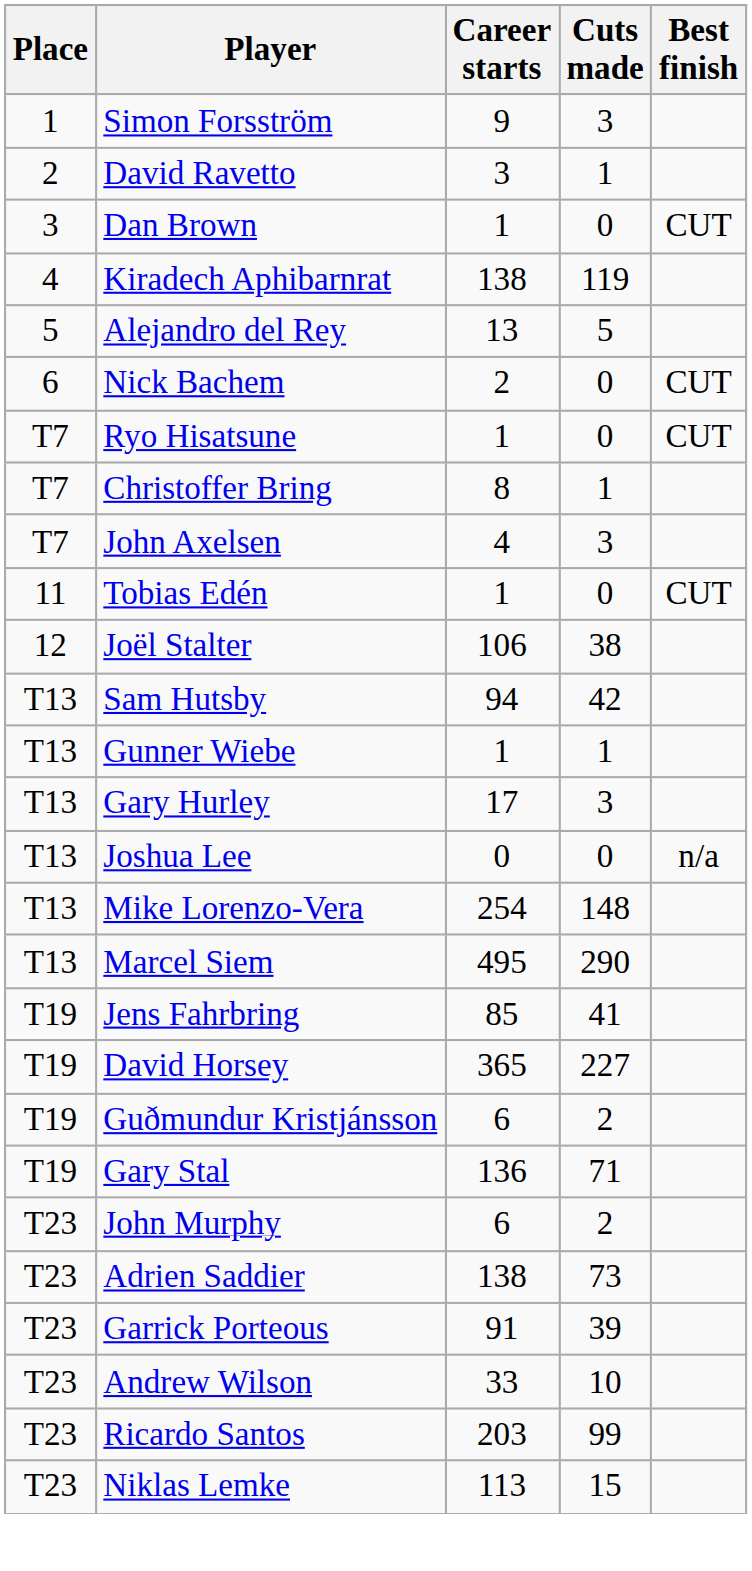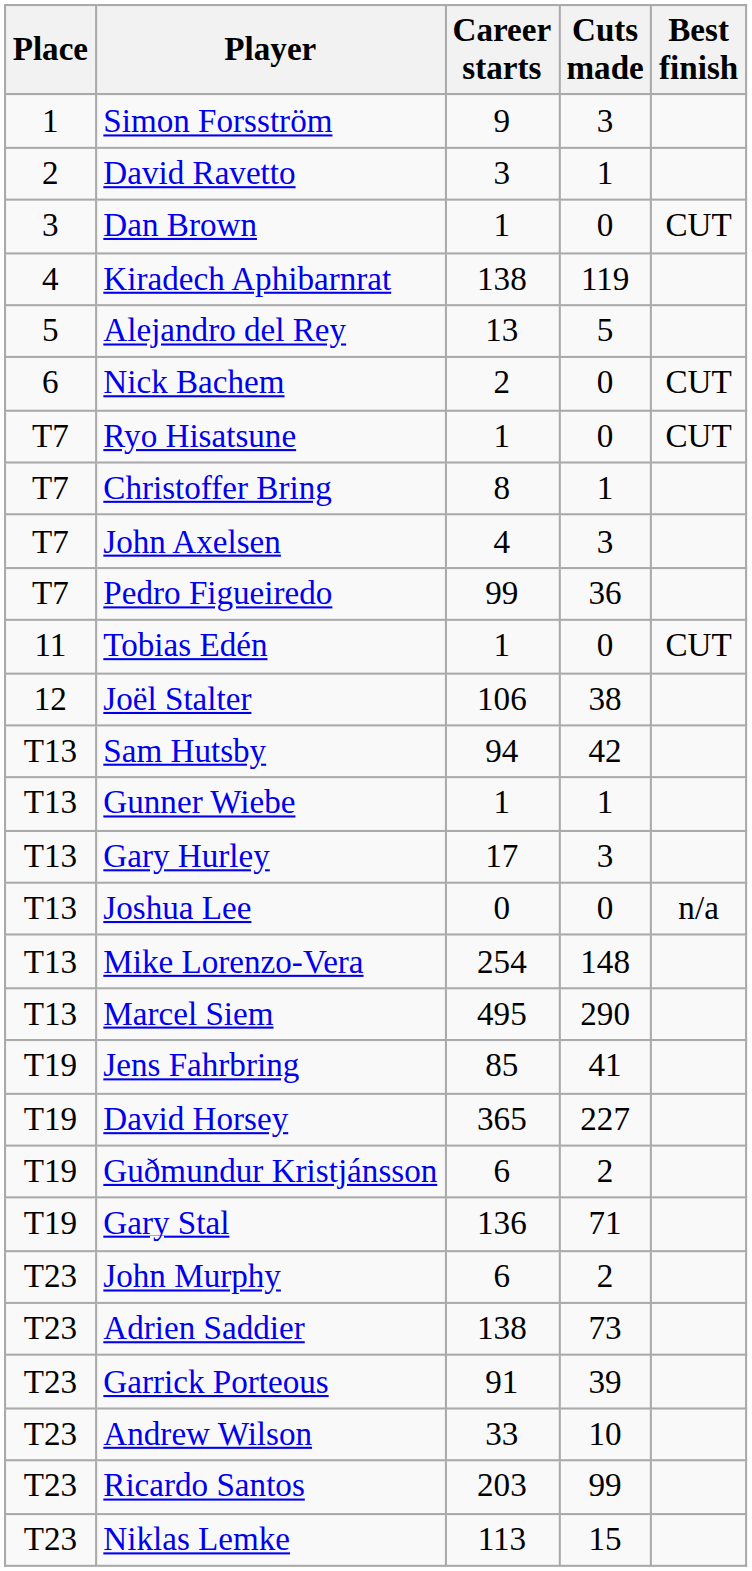+ row: (218, 593)
